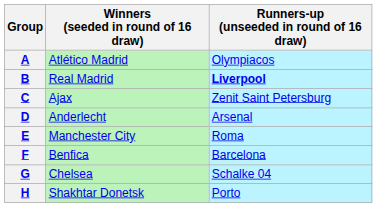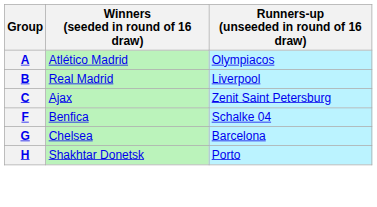(239, 79) bold -> (236, 79) normal
- row: (25, 117)
- row: (25, 136)
(239, 155) Barcelona -> (241, 117) Schalke 04
(241, 174) Schalke 04 -> (239, 136) Barcelona
